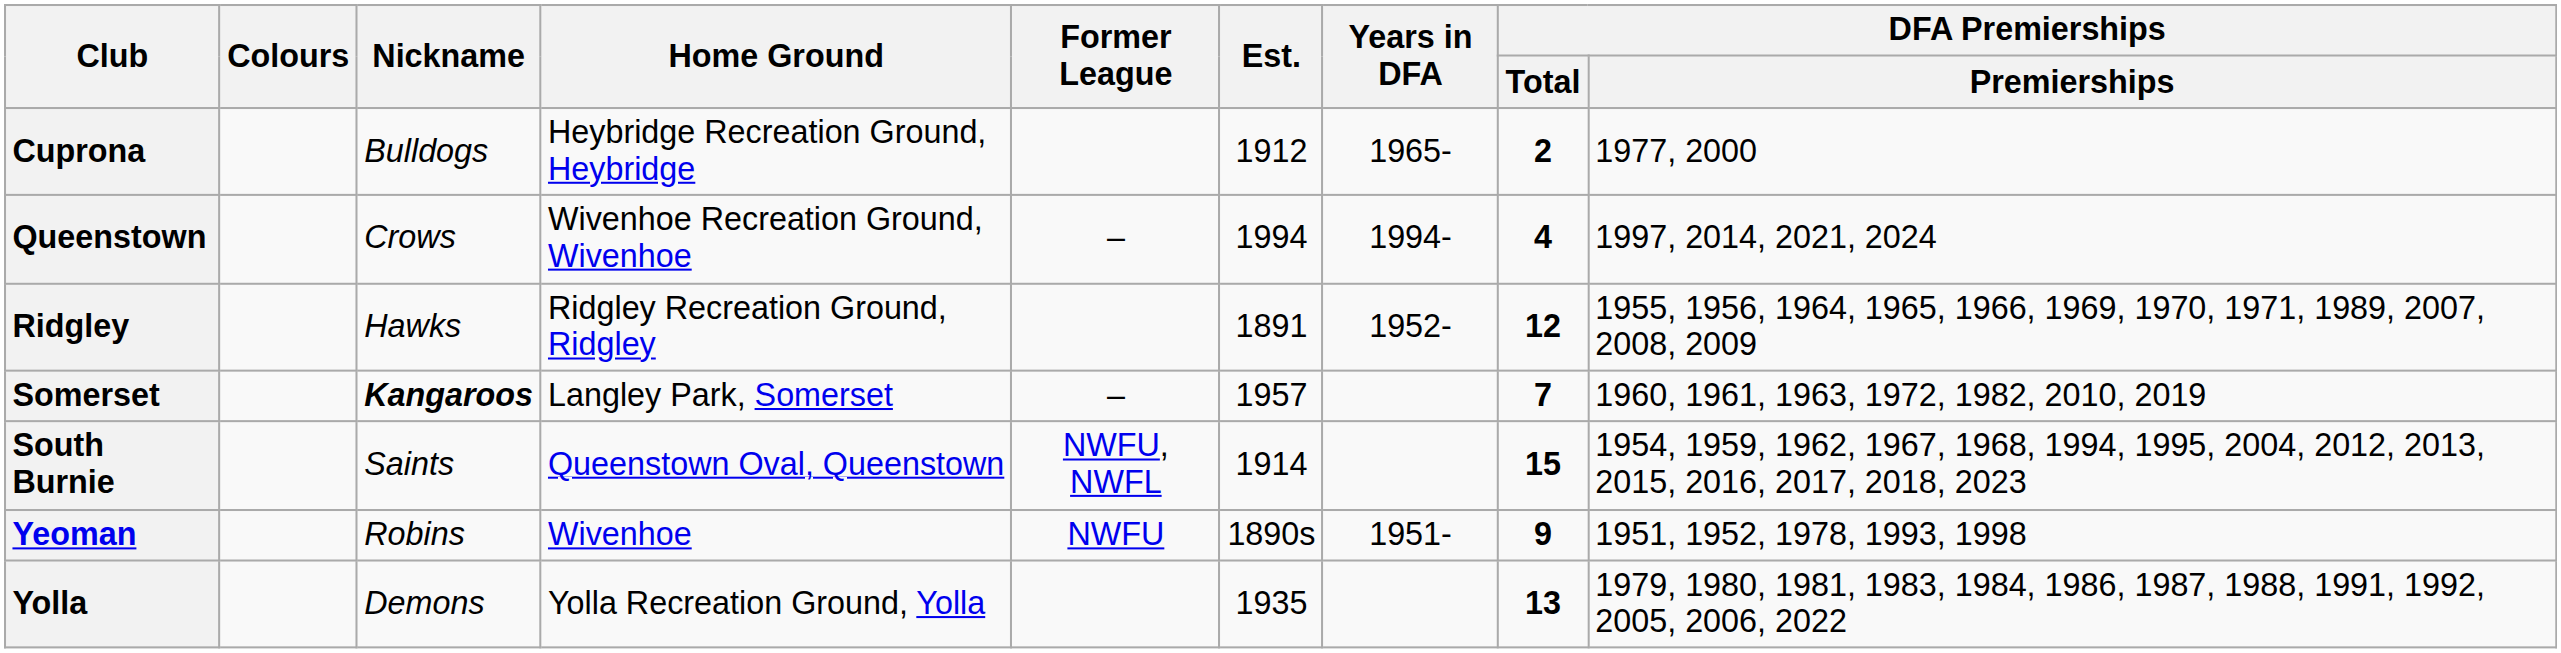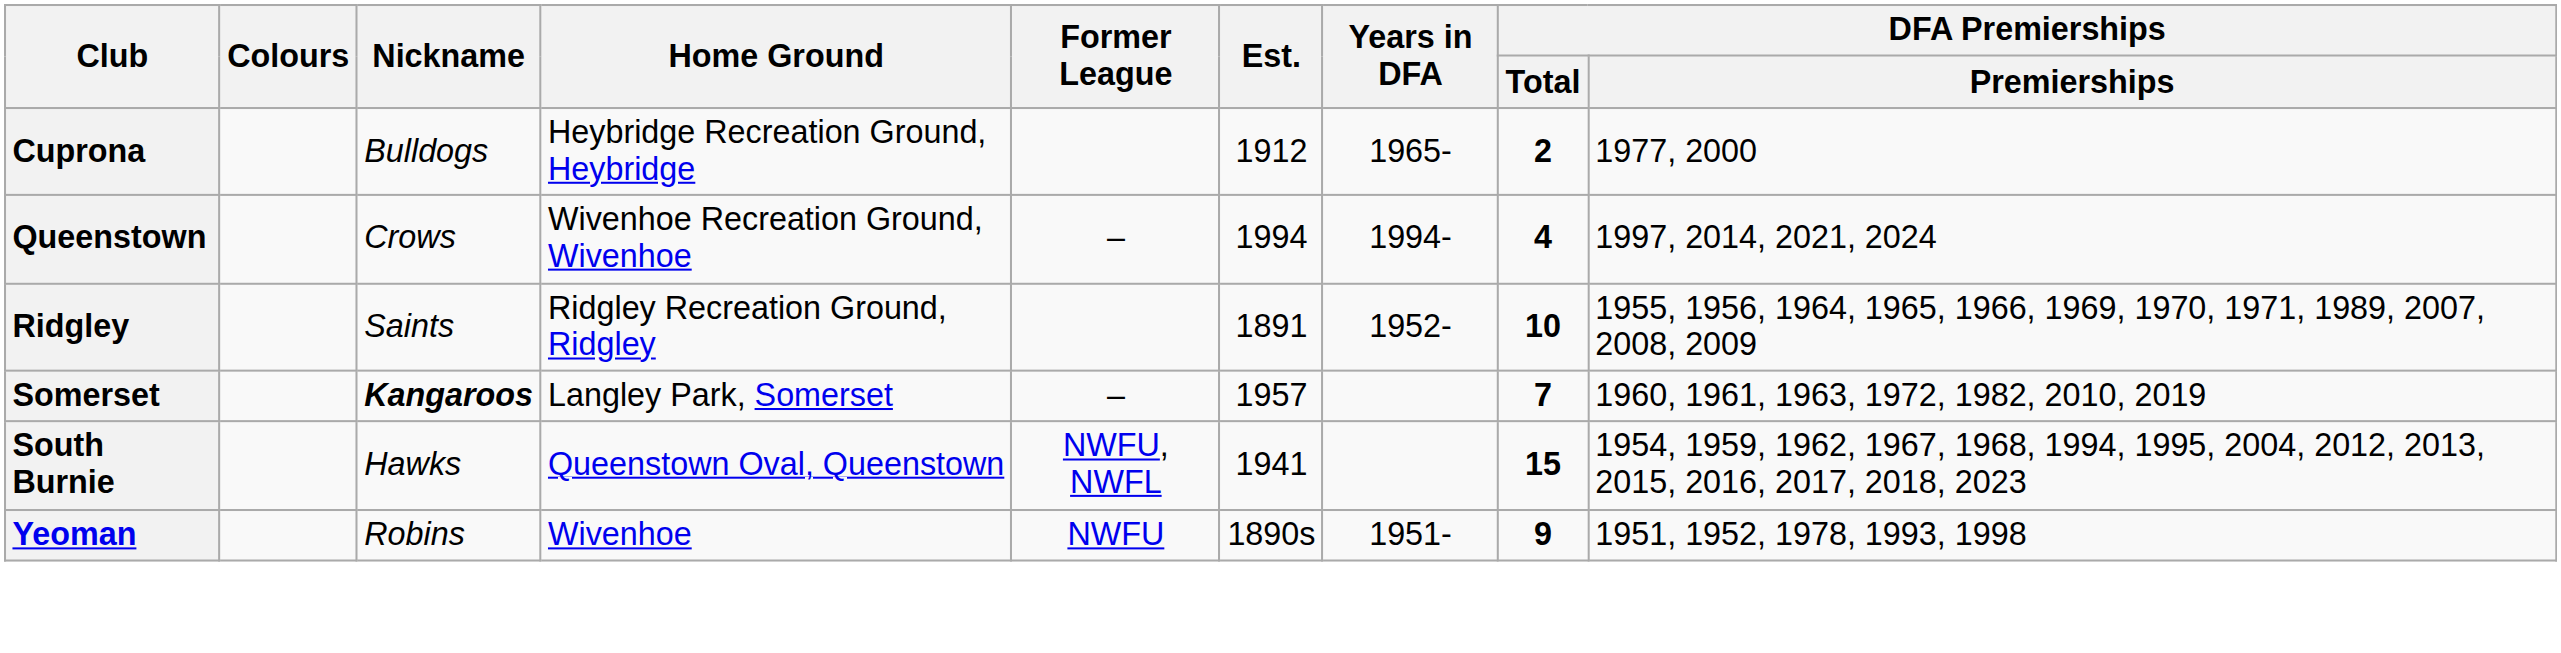(413, 326) Hawks -> (409, 326) Saints
(1543, 326) 12 -> (1543, 326) 10
(409, 464) Saints -> (413, 464) Hawks
(1271, 464) 1914 -> (1271, 464) 1941
- row: (50, 603)
